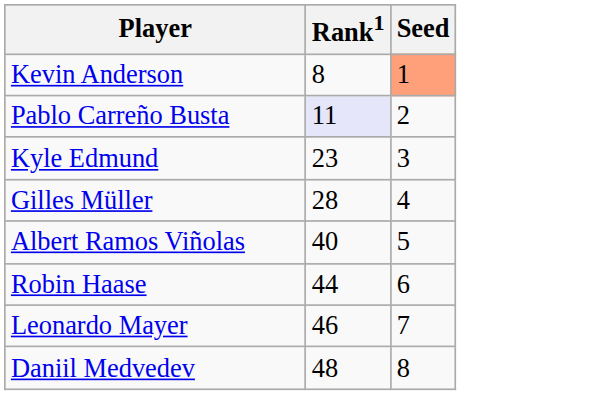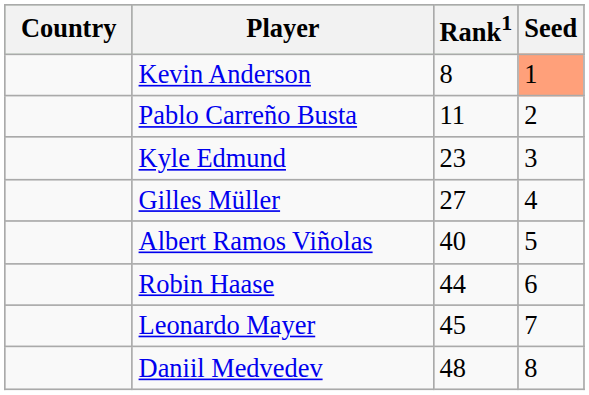+ column: (69, 28)
(325, 116) lavender background -> (452, 116) no background
(325, 200) 28 -> (453, 200) 27
(325, 325) 46 -> (453, 325) 45
